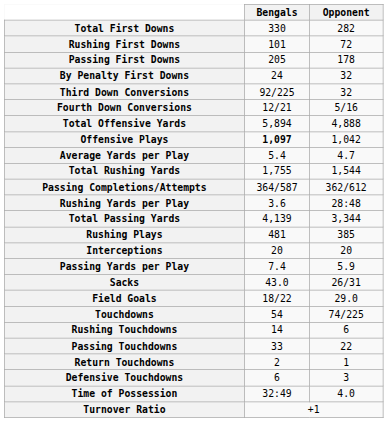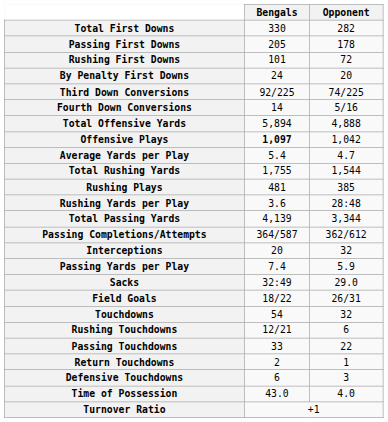rows swapped: (124, 44) <-> (124, 60)
(346, 76) 32 -> (346, 76) 20
(346, 92) 32 -> (346, 92) 74/225
(277, 108) 12/21 -> (277, 108) 14
rows swapped: (124, 235) <-> (124, 187)
(346, 251) 20 -> (346, 251) 32
(277, 282) 43.0 -> (277, 282) 32:49
(346, 282) 26/31 -> (346, 282) 29.0
(346, 298) 29.0 -> (346, 298) 26/31
(346, 314) 74/225 -> (346, 314) 32
(277, 330) 14 -> (277, 330) 12/21
(277, 394) 32:49 -> (277, 394) 43.0
